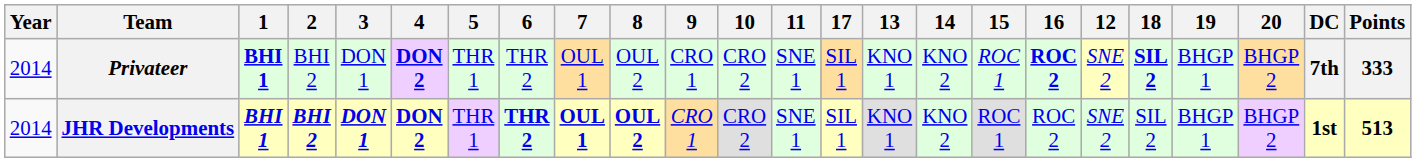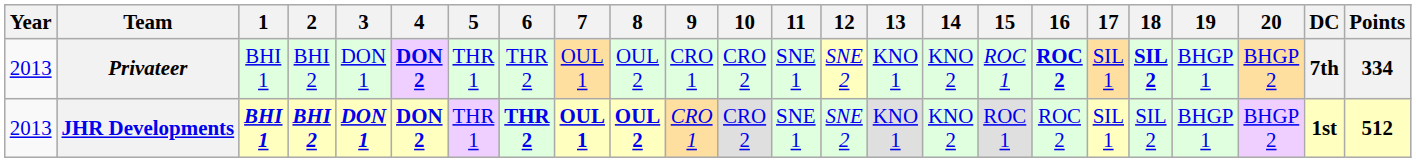columns swapped: (1105, 21) <-> (841, 21)
(31, 68) 2014 -> (31, 68) 2013
(263, 68) bold -> (263, 68) normal
(1377, 68) 333 -> (1377, 68) 334
(31, 127) 2014 -> (31, 127) 2013
(1377, 127) 513 -> (1377, 127) 512
